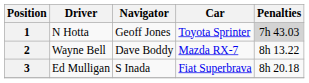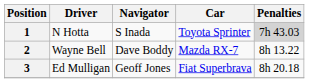(143, 31) Geoff Jones -> (133, 31) S Inada
(133, 68) S Inada -> (143, 68) Geoff Jones
